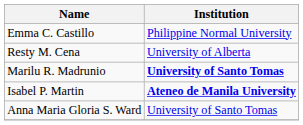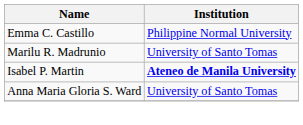- row: (43, 52)
(215, 71) bold -> (212, 52) normal
